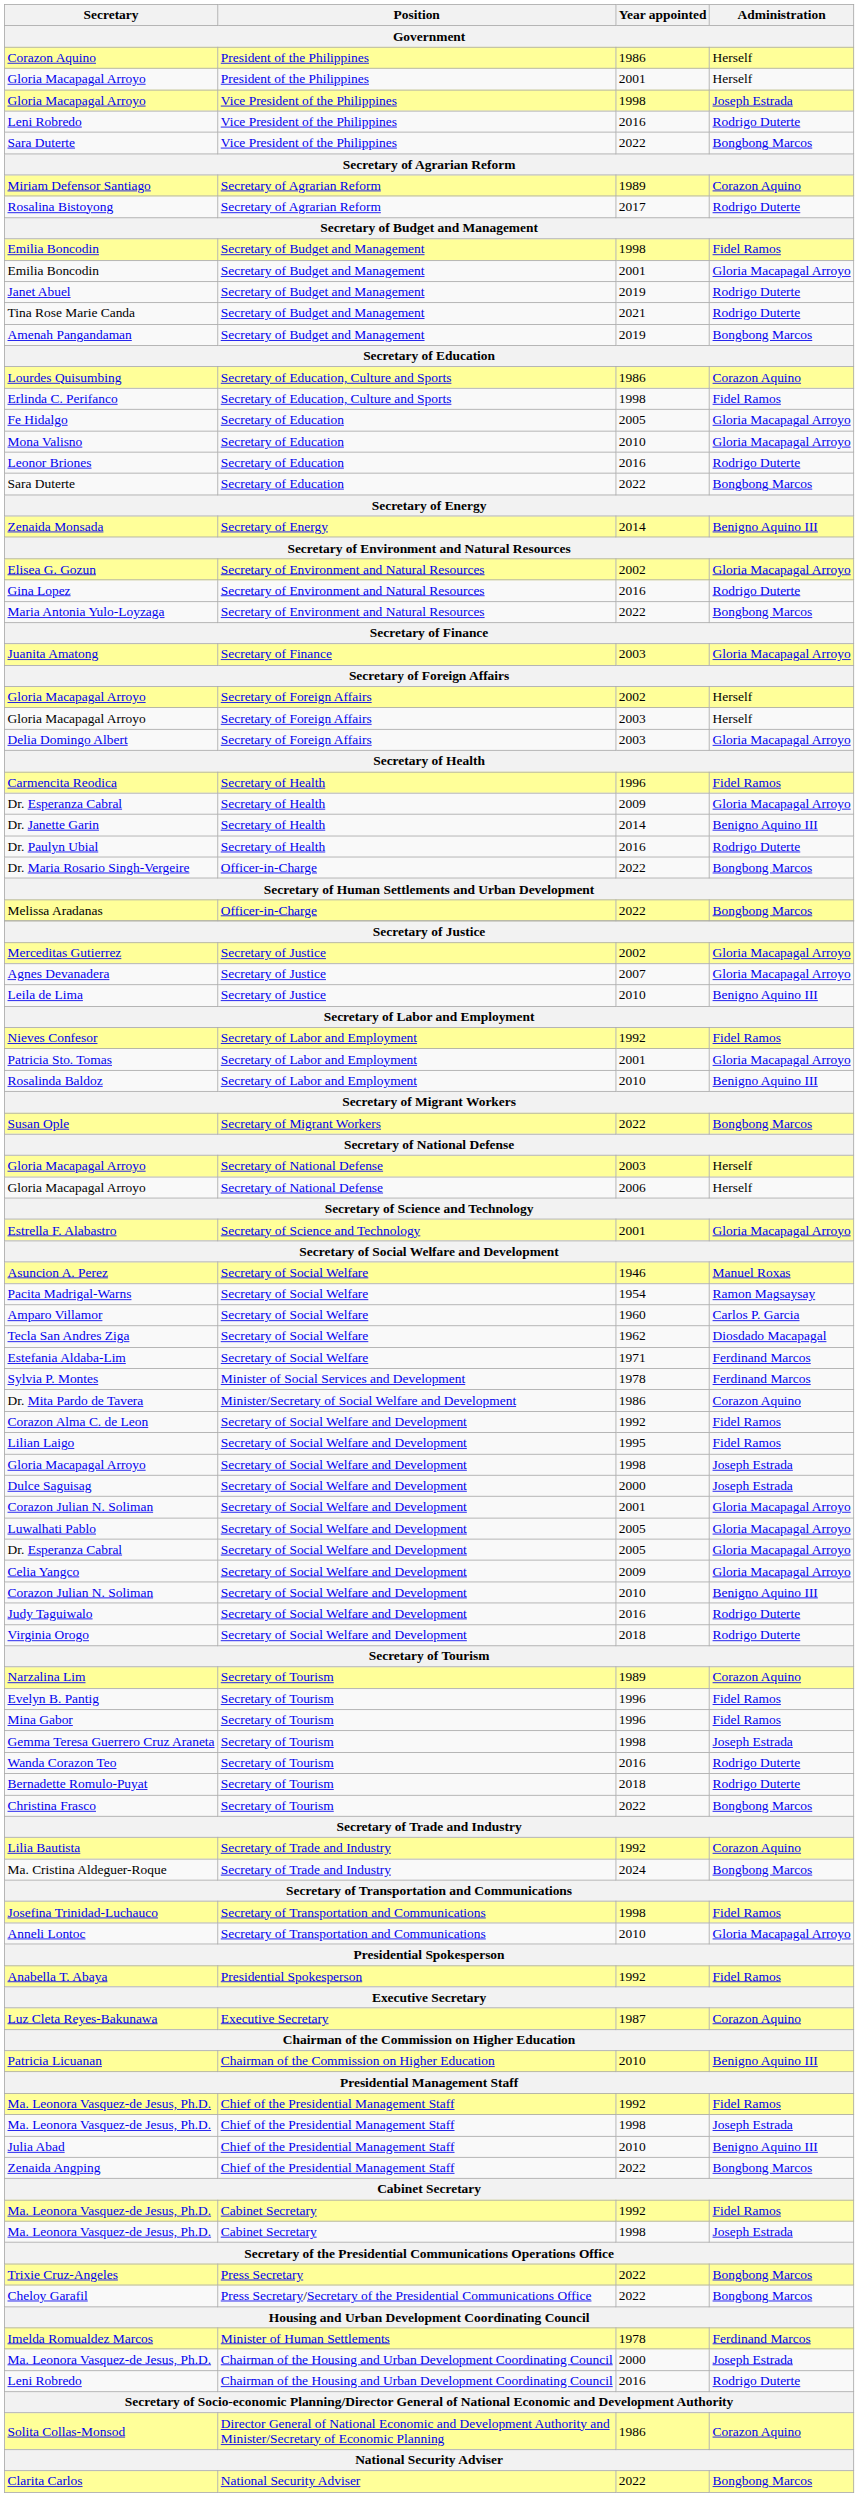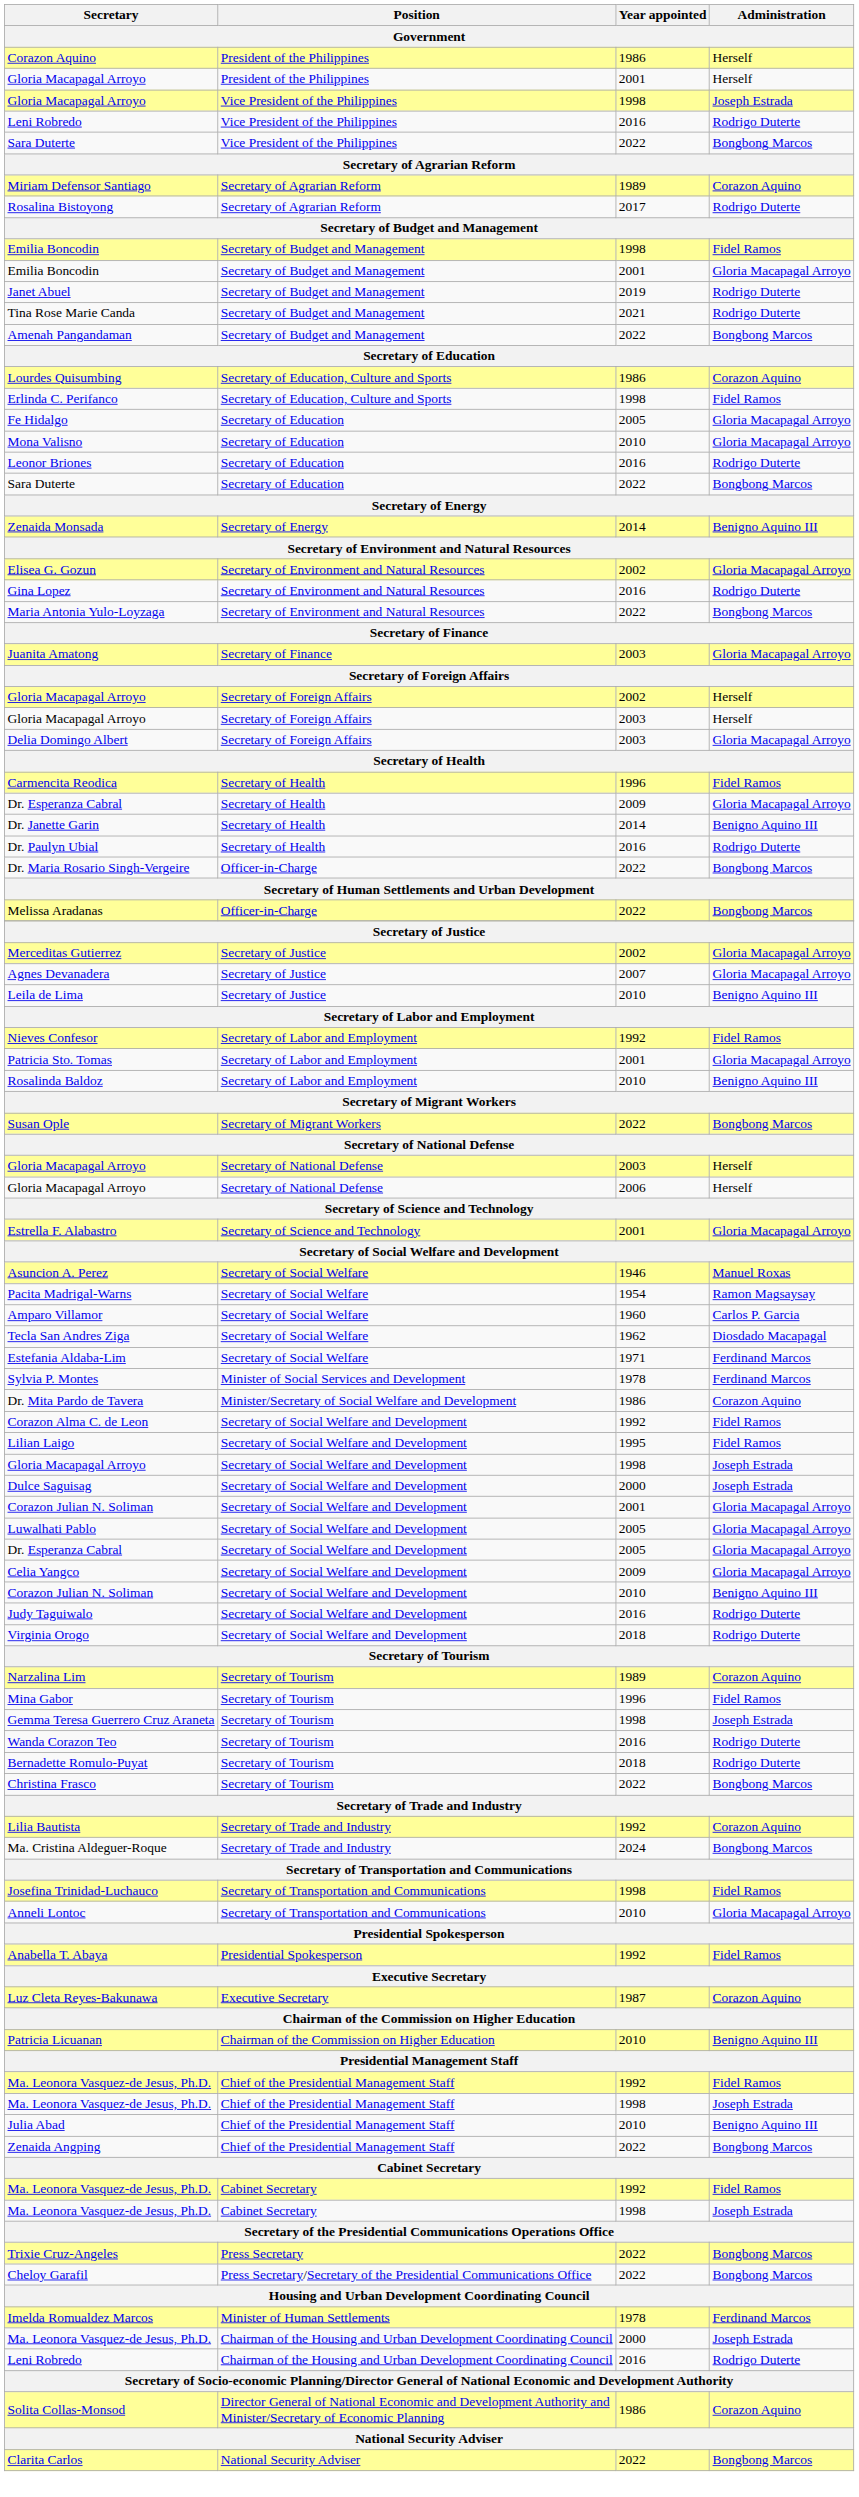(632, 334) 2019 -> (632, 334) 2022
- row: (53, 1699)
